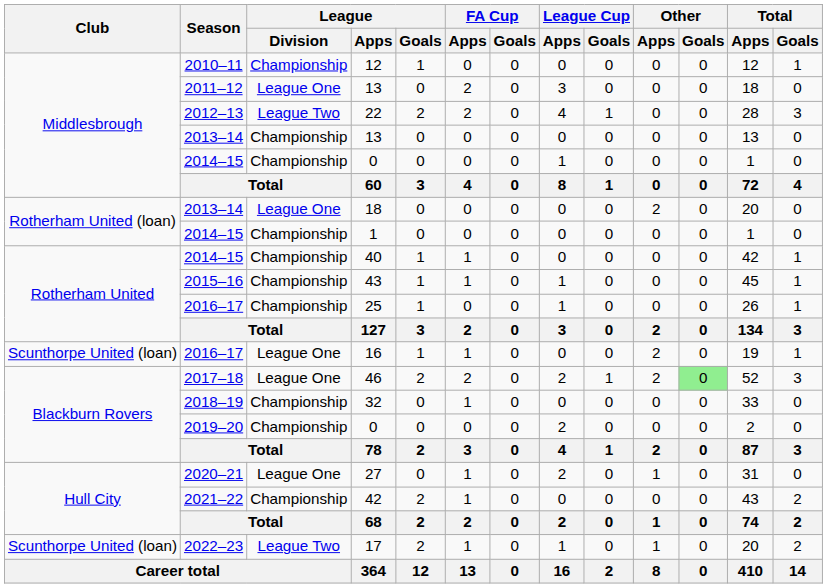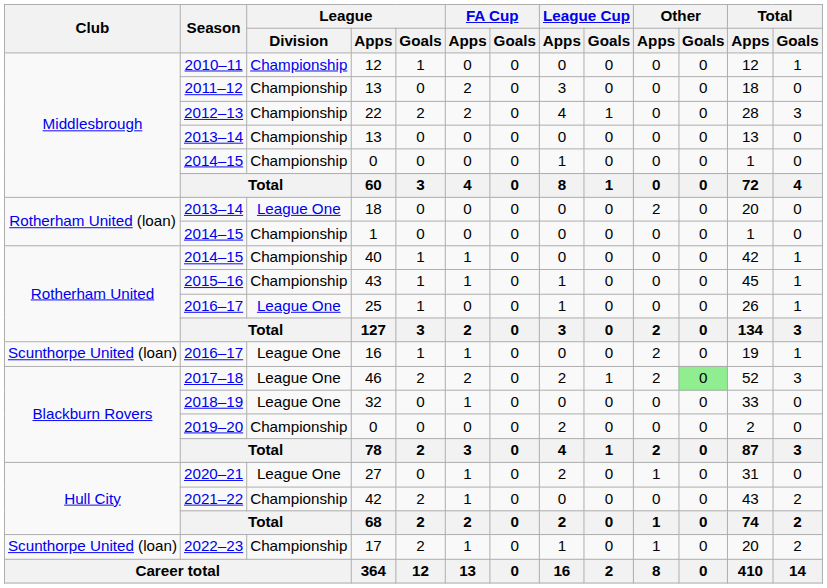(299, 88) League One -> (299, 88) Championship
(299, 112) League Two -> (299, 112) Championship
(299, 305) Championship -> (299, 305) League One
(299, 402) Championship -> (299, 402) League One
(299, 546) League Two -> (299, 546) Championship
